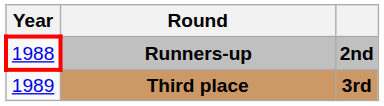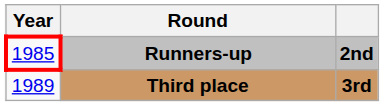(33, 53) 1988 -> (33, 53) 1985
